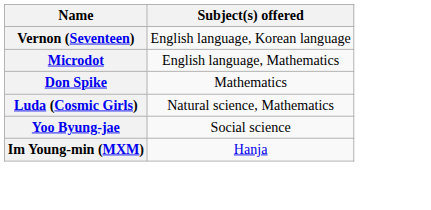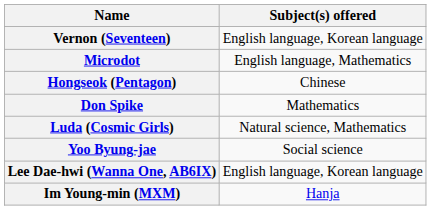+ row: (112, 82)
+ row: (112, 171)
